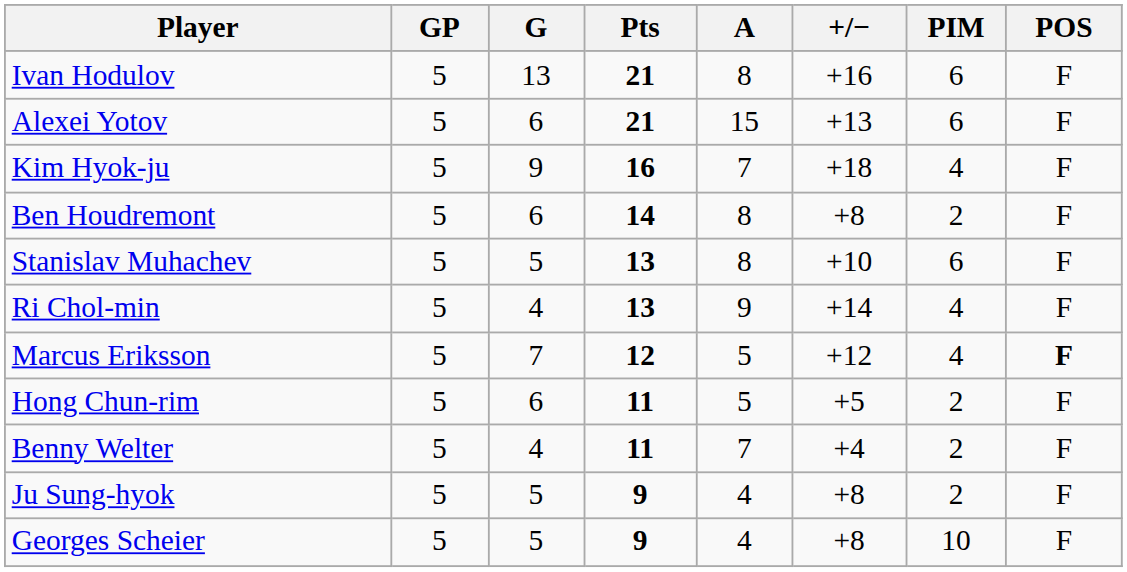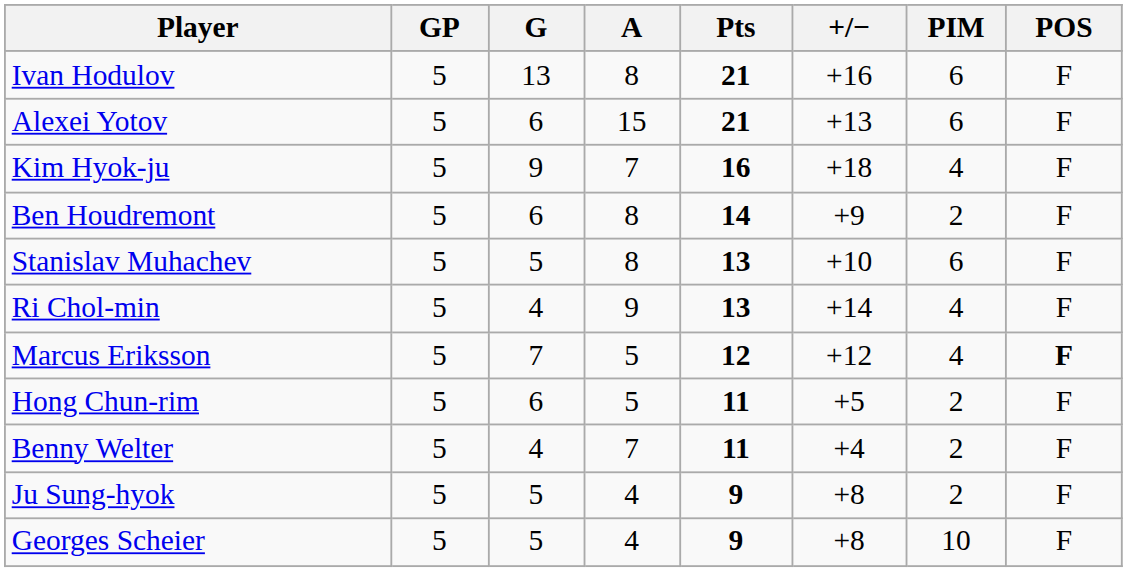columns swapped: (744, 27) <-> (640, 27)
(849, 214) +8 -> (849, 214) +9
